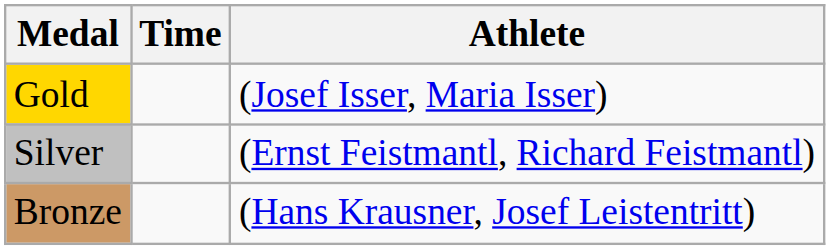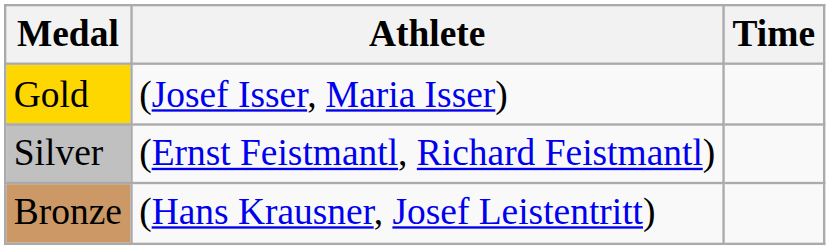columns swapped: (527, 34) <-> (180, 34)
